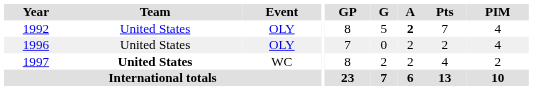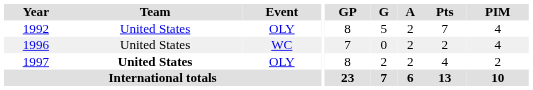(410, 28) bold -> (410, 28) normal
(282, 45) OLY -> (282, 45) WC
(282, 61) WC -> (282, 61) OLY
